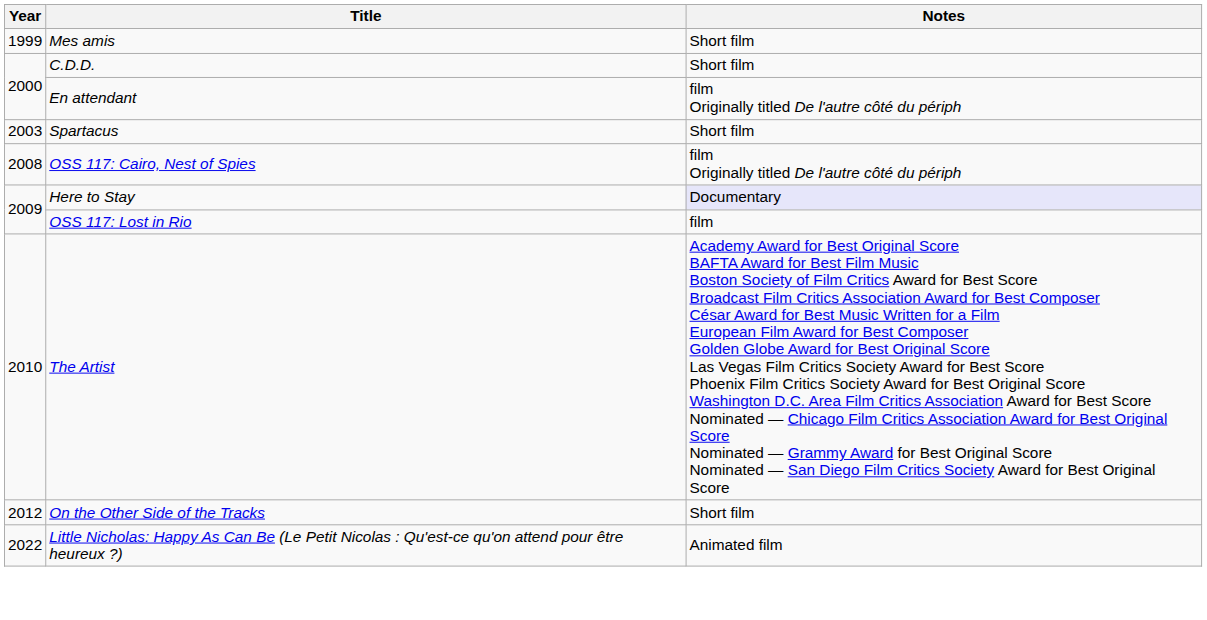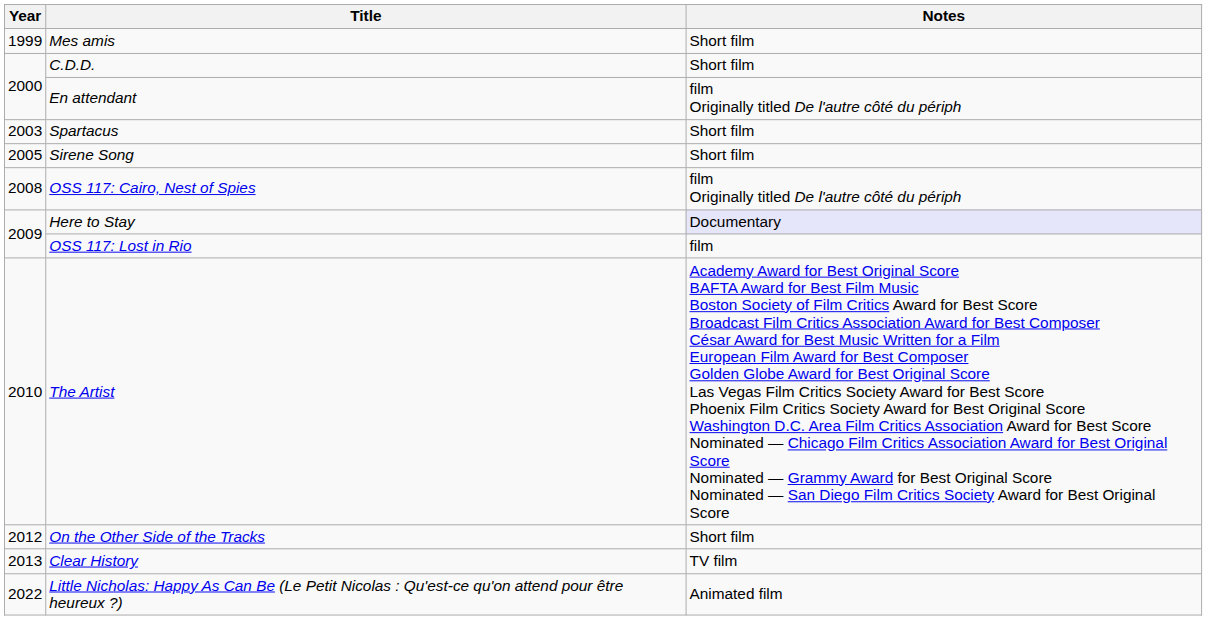+ row: (92, 155)
+ row: (94, 561)
